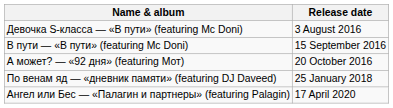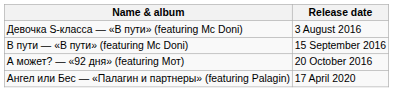- row: (142, 78)
